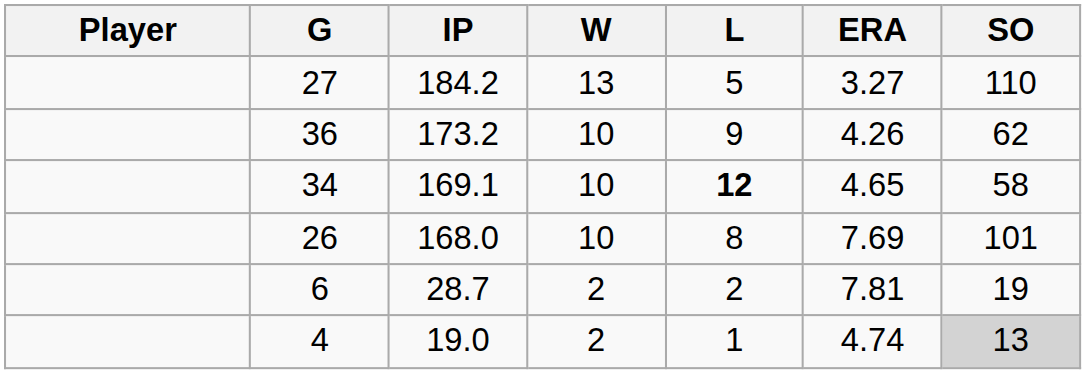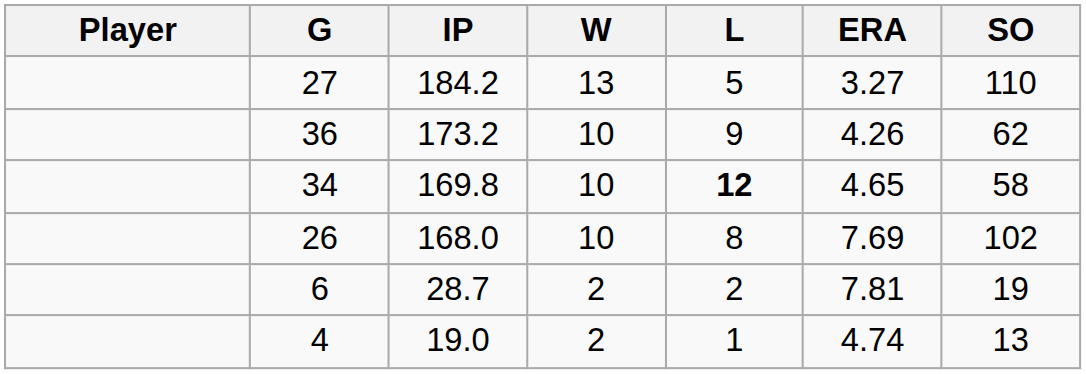(458, 185) 169.1 -> (458, 185) 169.8
(1011, 237) 101 -> (1011, 237) 102
(1011, 340) lightgrey background -> (1011, 340) no background
